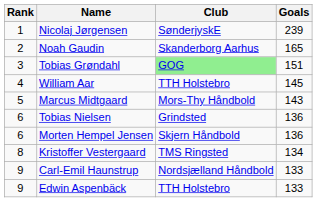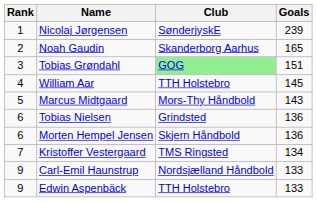(20, 153) 8 -> (20, 153) 7
